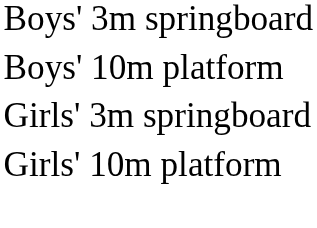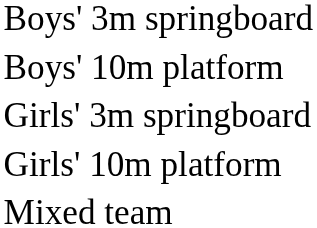+ row: (88, 212)
